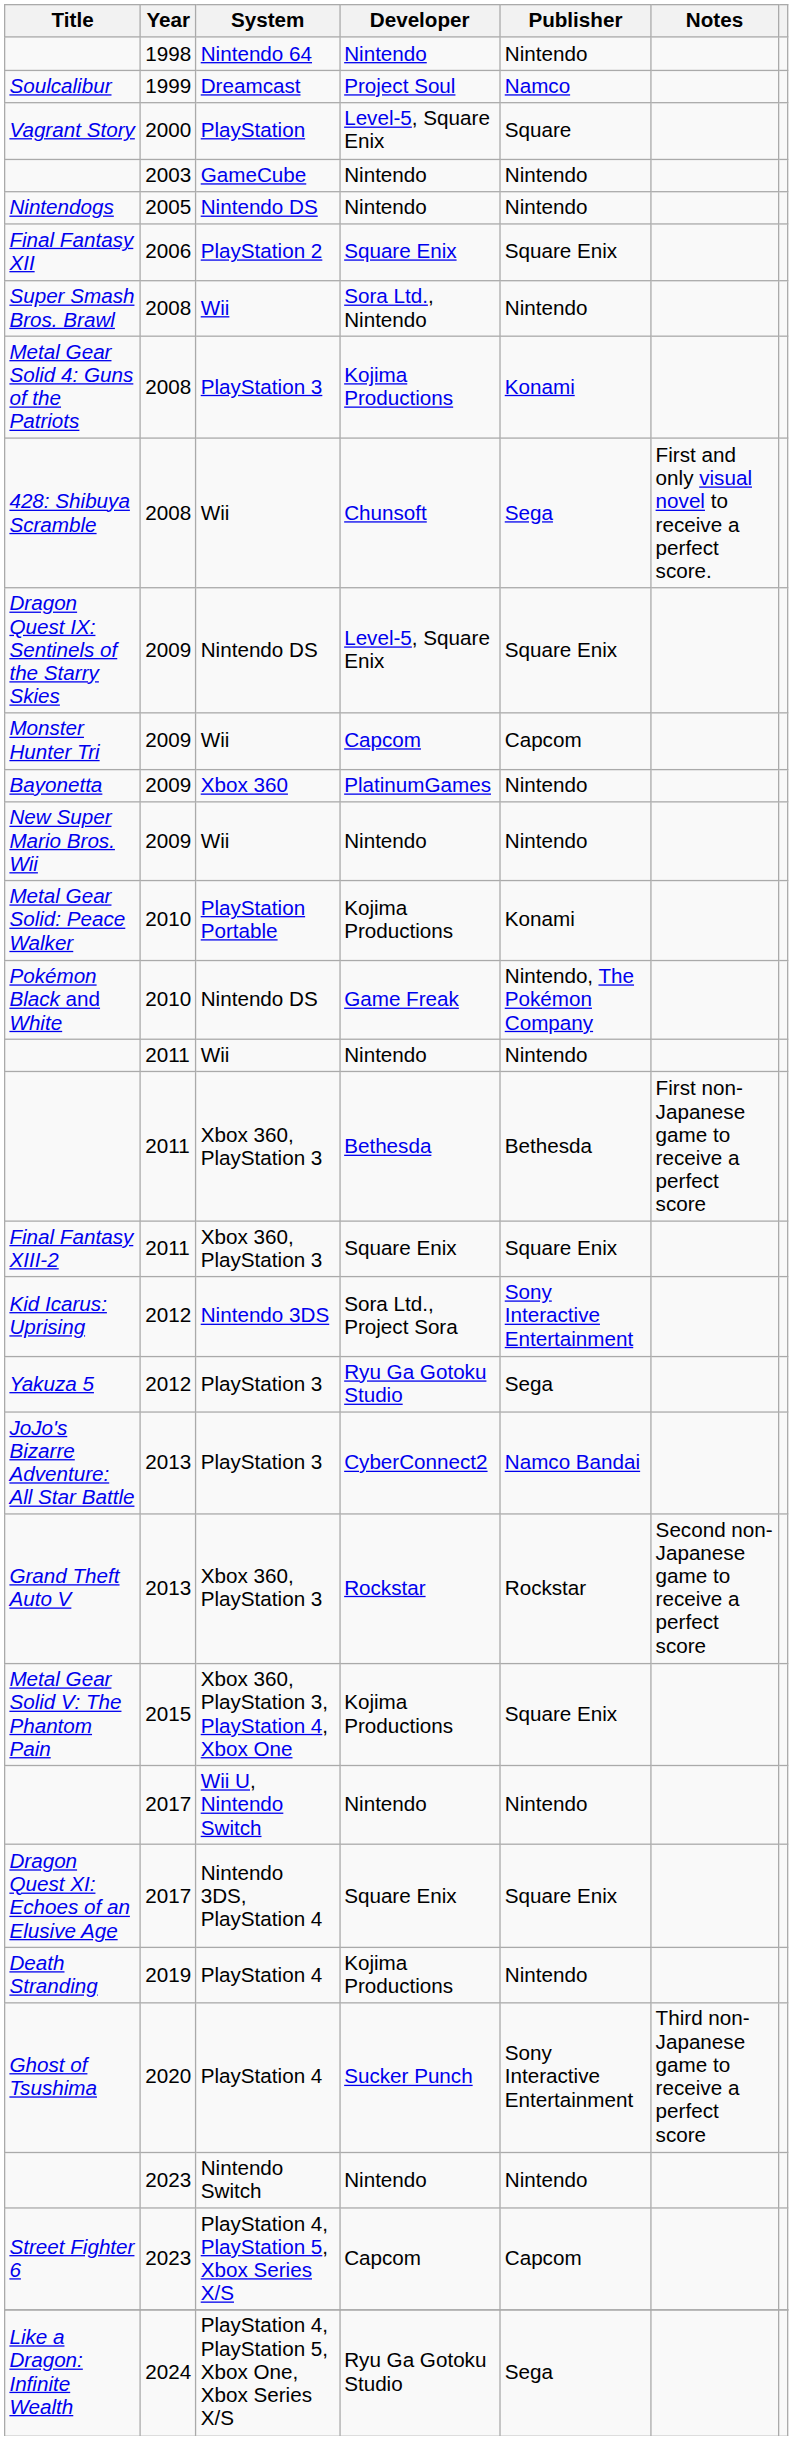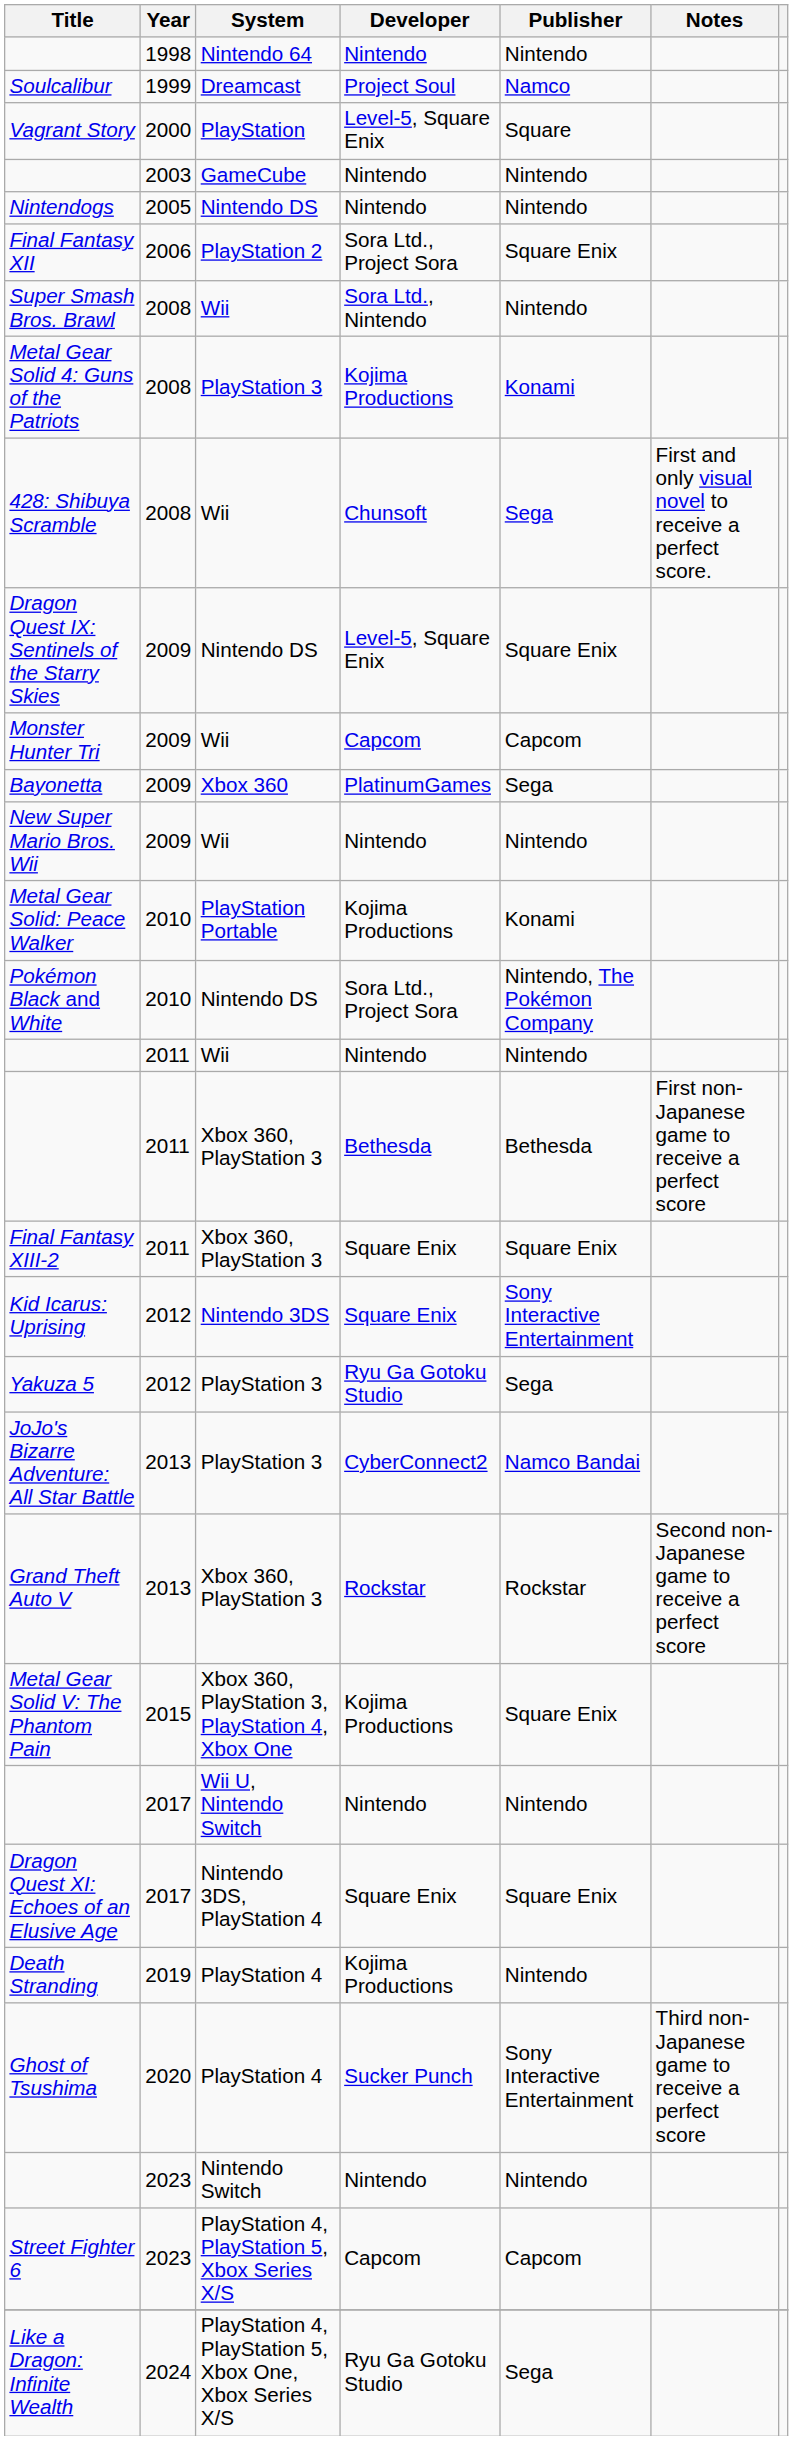(400, 252) Square Enix -> (401, 252) Sora Ltd., Project Sora
(546, 785) Nintendo -> (529, 785) Sega
(402, 999) Game Freak -> (401, 999) Sora Ltd., Project Sora
(401, 1316) Sora Ltd., Project Sora -> (400, 1316) Square Enix
